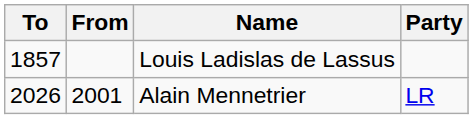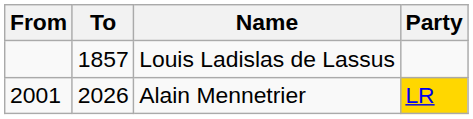columns swapped: (100, 22) <-> (35, 22)
(420, 95) no background -> (420, 95) gold background
